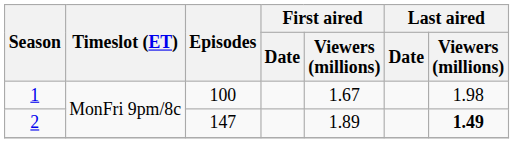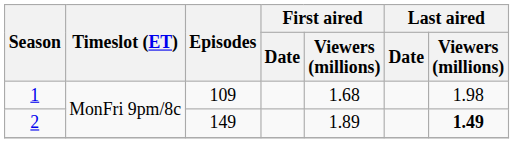(223, 94) 100 -> (223, 94) 109
(344, 94) 1.67 -> (344, 94) 1.68
(223, 123) 147 -> (223, 123) 149
